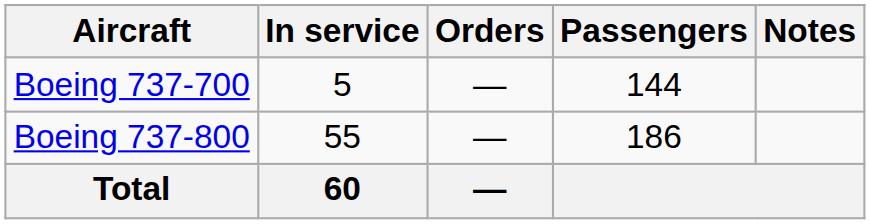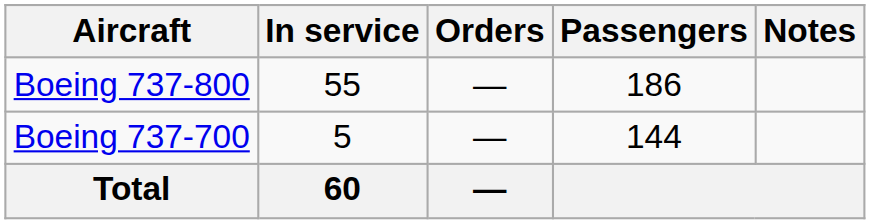rows swapped: (132, 84) <-> (132, 137)
